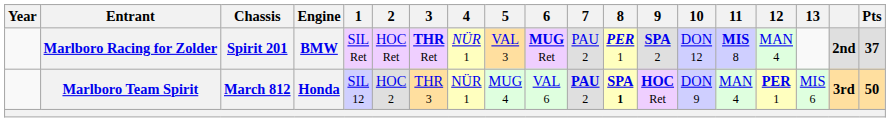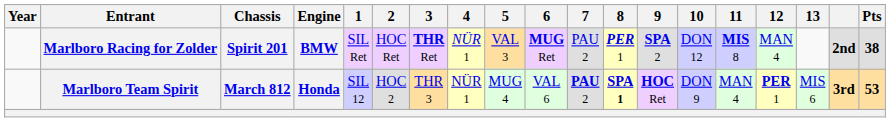(872, 48) 37 -> (872, 48) 38
(872, 88) 50 -> (872, 88) 53
